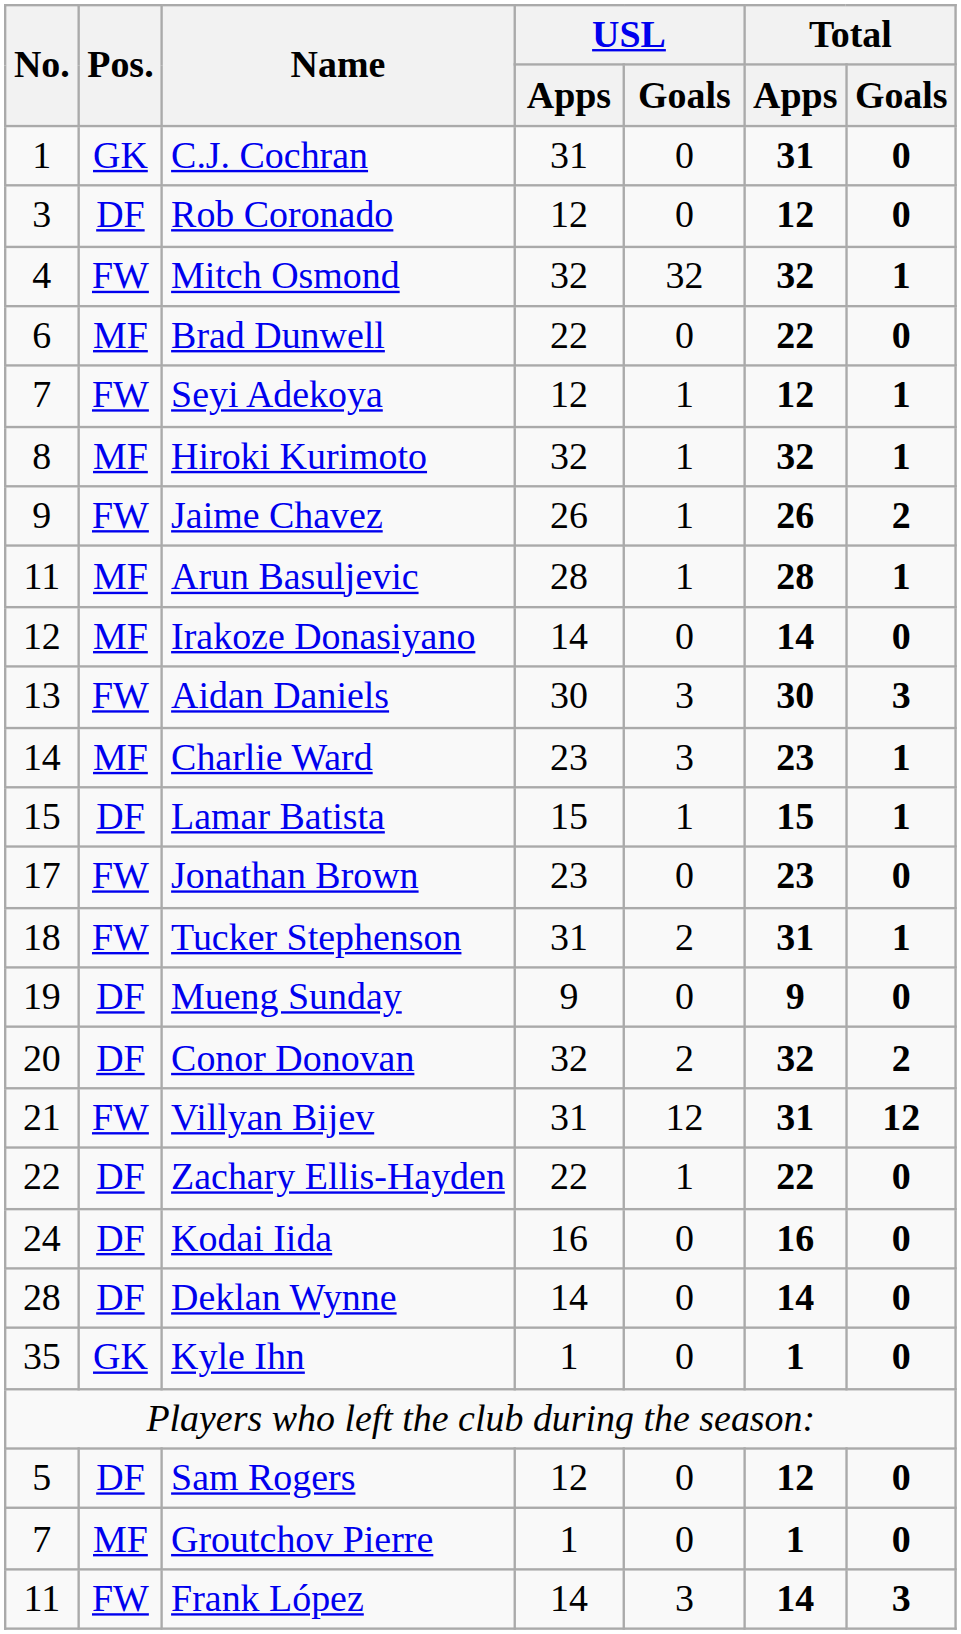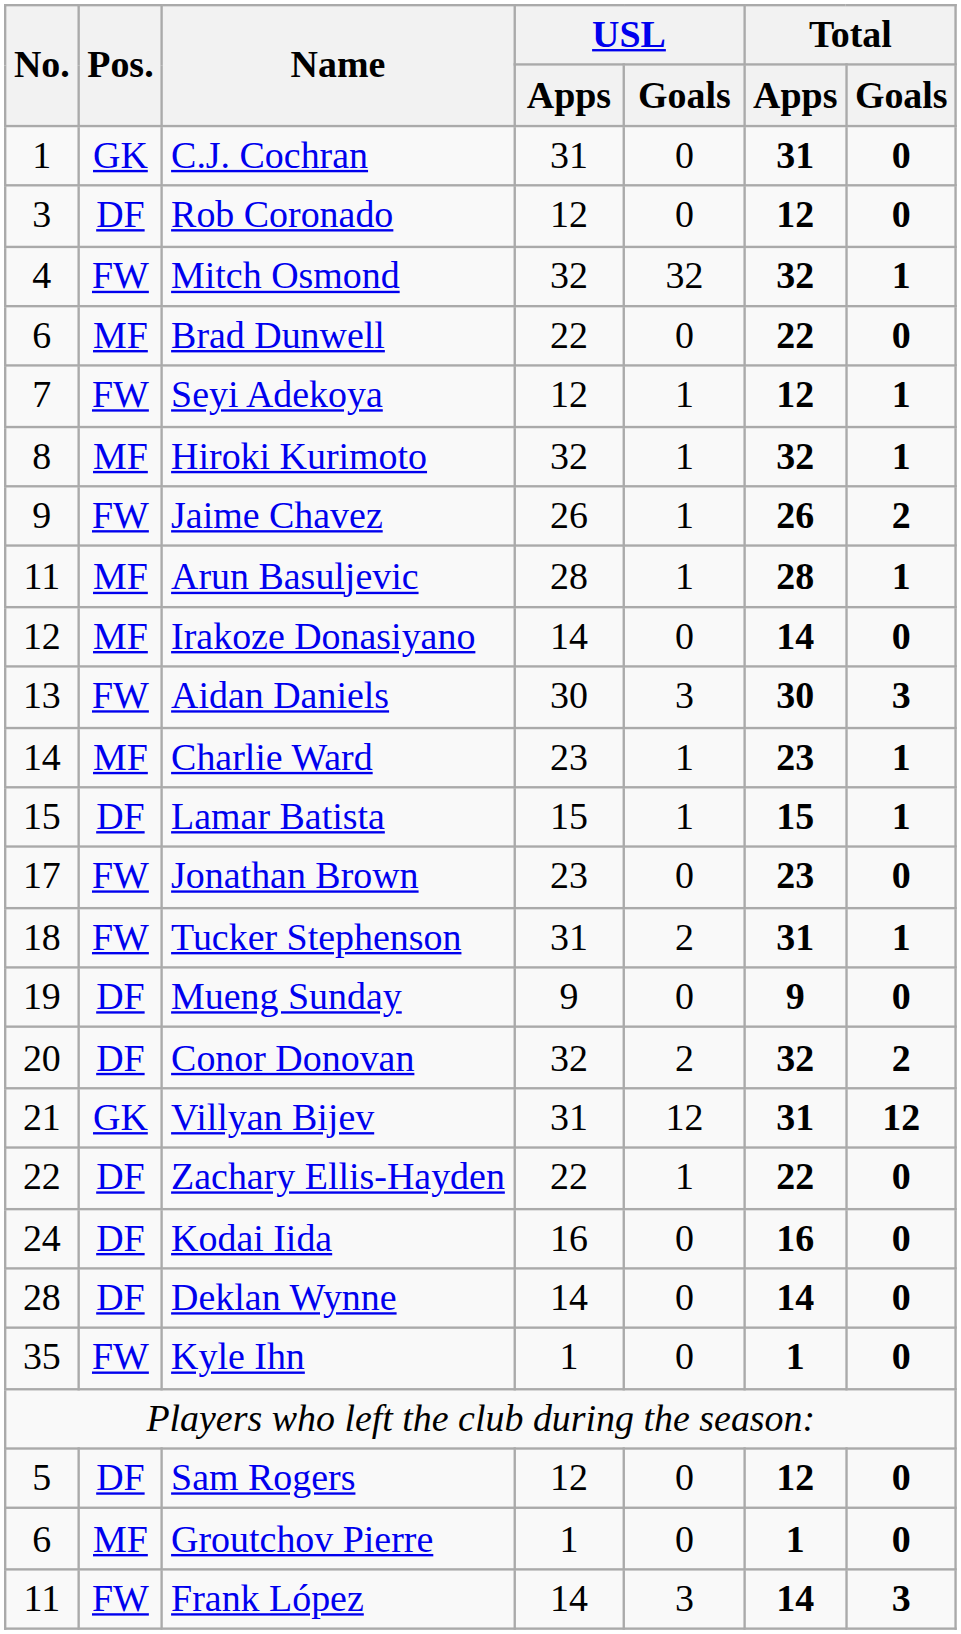(684, 756) 3 -> (684, 756) 1
(120, 1117) FW -> (120, 1117) GK
(120, 1357) GK -> (120, 1357) FW
(42, 1538) 7 -> (42, 1538) 6
